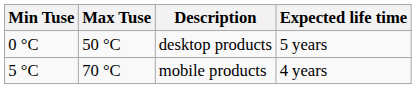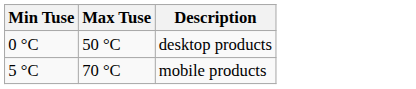- column: (343, 17)
